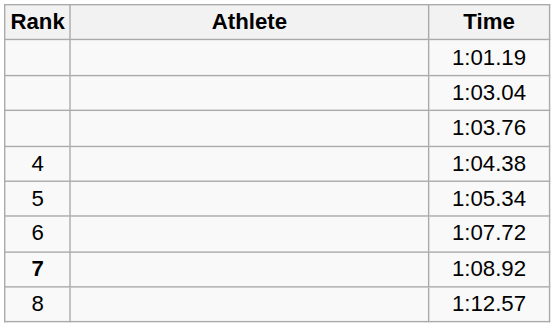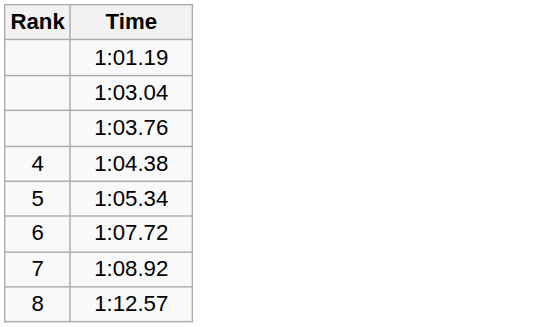- column: (249, 22)
(38, 269) bold -> (38, 269) normal
